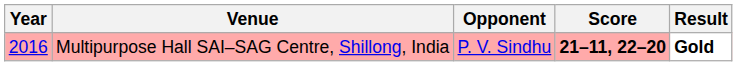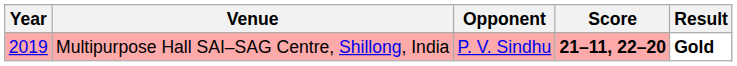(28, 47) 2016 -> (28, 47) 2019
